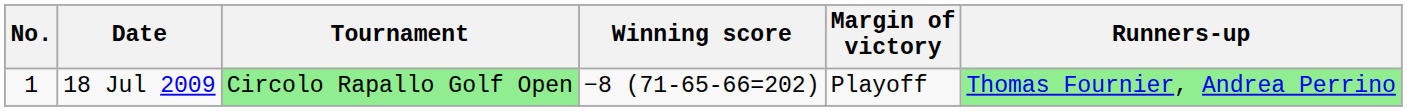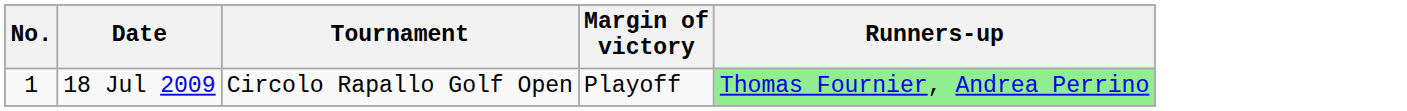- column: (702, 37)
(400, 87) lightgreen background -> (400, 87) no background
